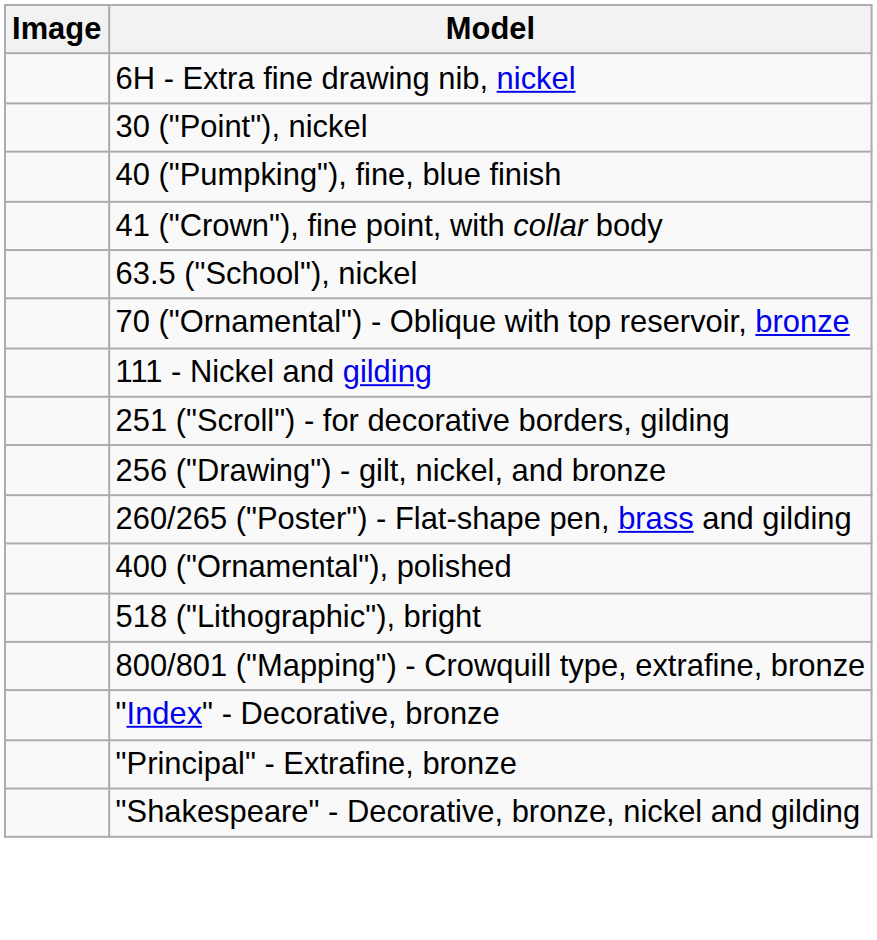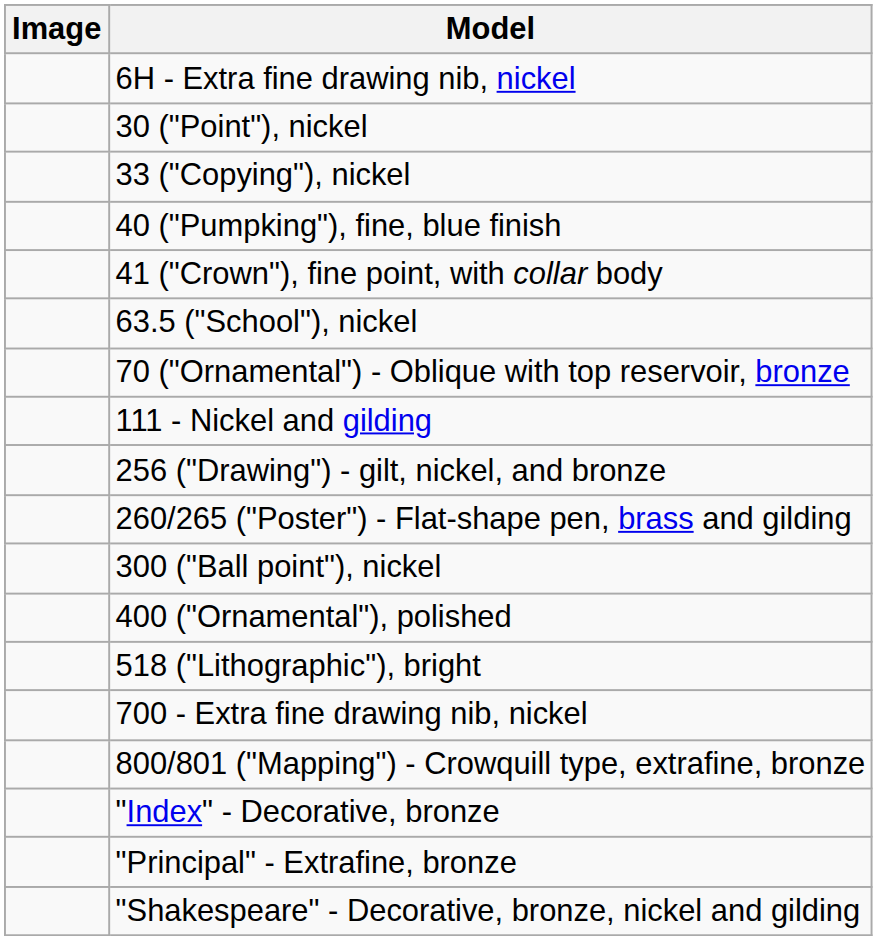+ row: (263, 175)
- row: (423, 420)
+ row: (278, 567)
+ row: (352, 714)
